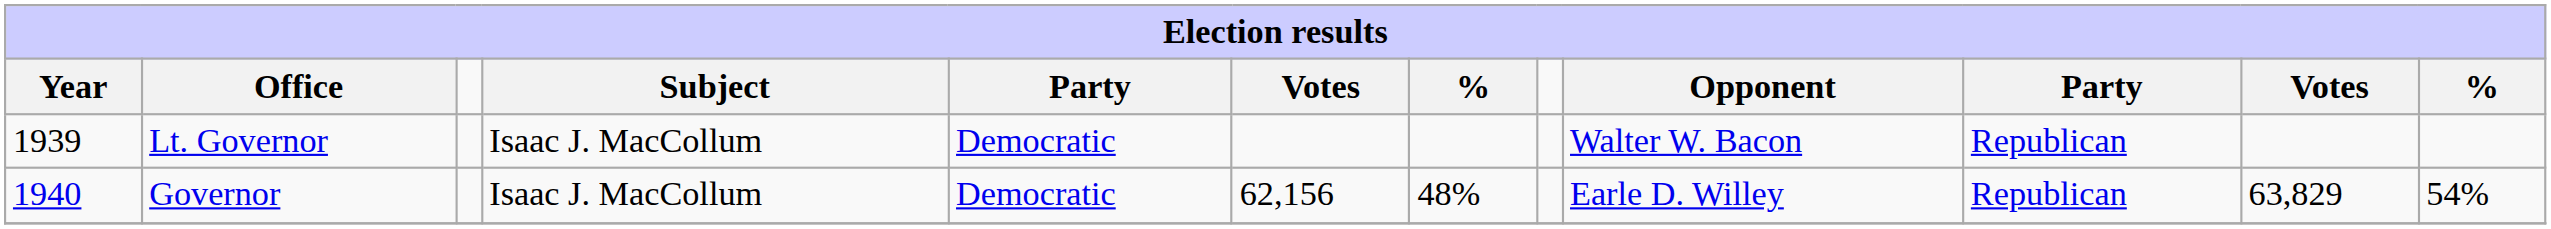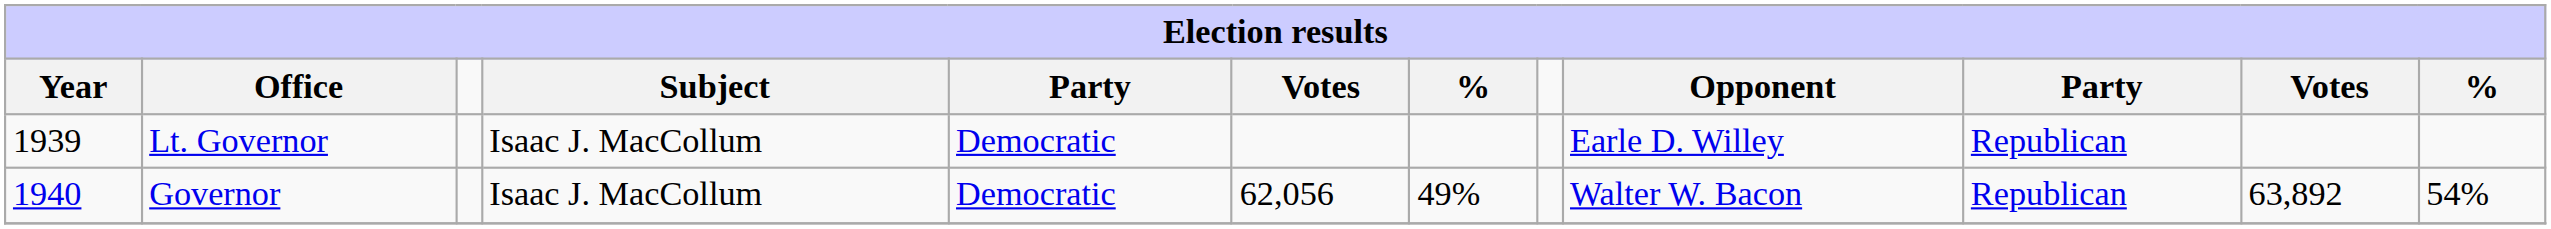(1686, 140) Walter W. Bacon -> (1677, 140) Earle D. Willey
(1287, 194) 62,156 -> (1287, 194) 62,056
(1449, 194) 48% -> (1449, 194) 49%
(1677, 194) Earle D. Willey -> (1686, 194) Walter W. Bacon
(2296, 194) 63,829 -> (2296, 194) 63,892
